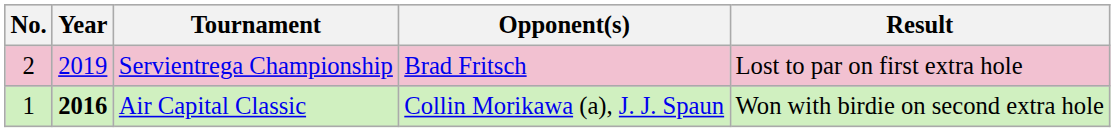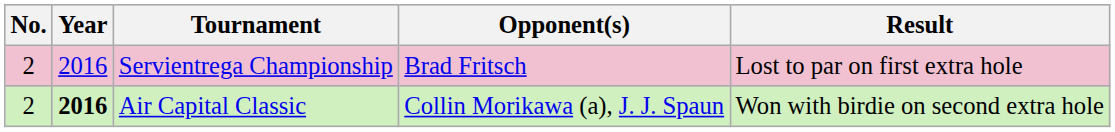(83, 65) 2019 -> (83, 65) 2016
(29, 106) 1 -> (29, 106) 2
